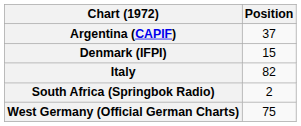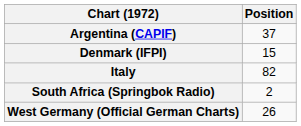(269, 111) 75 -> (269, 111) 26
